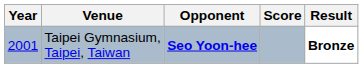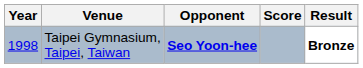(23, 45) 2001 -> (23, 45) 1998
